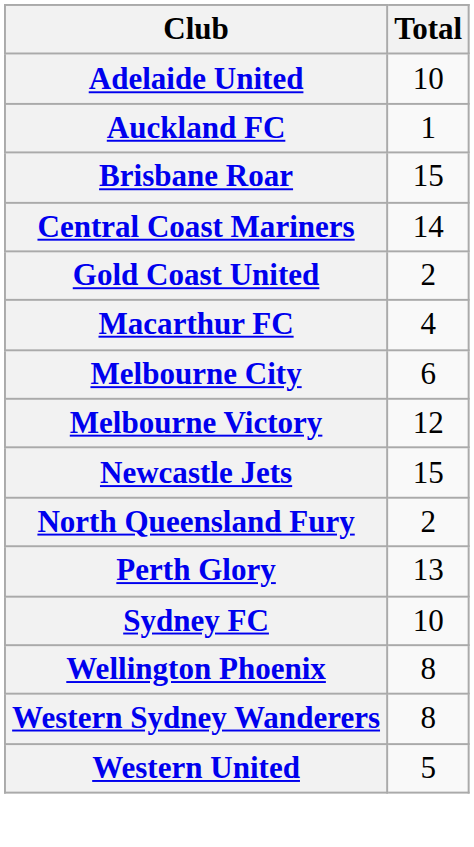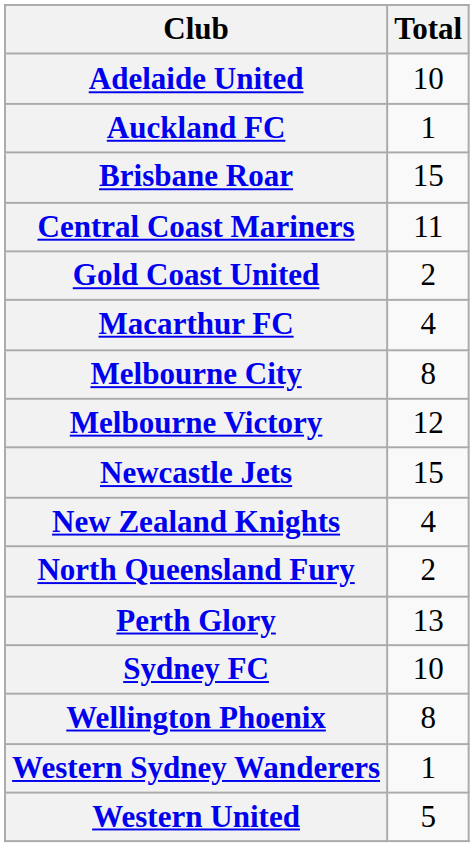(428, 226) 14 -> (428, 226) 11
(428, 373) 6 -> (428, 373) 8
+ row: (196, 521)
(428, 718) 8 -> (428, 767) 1
